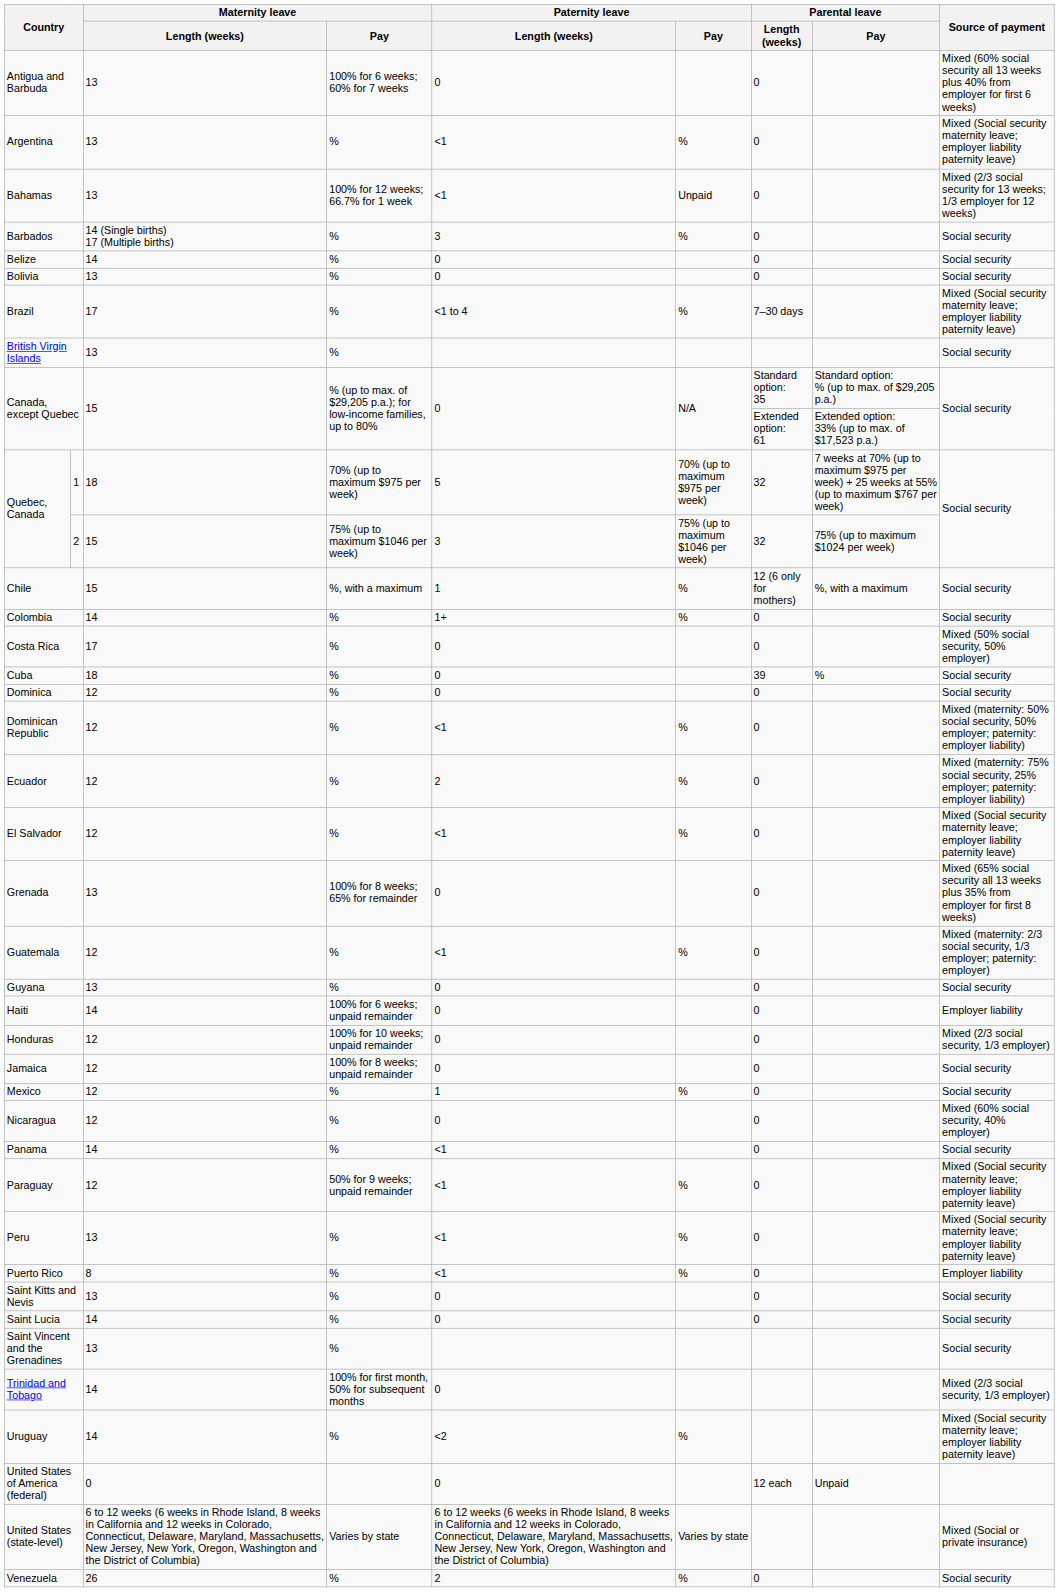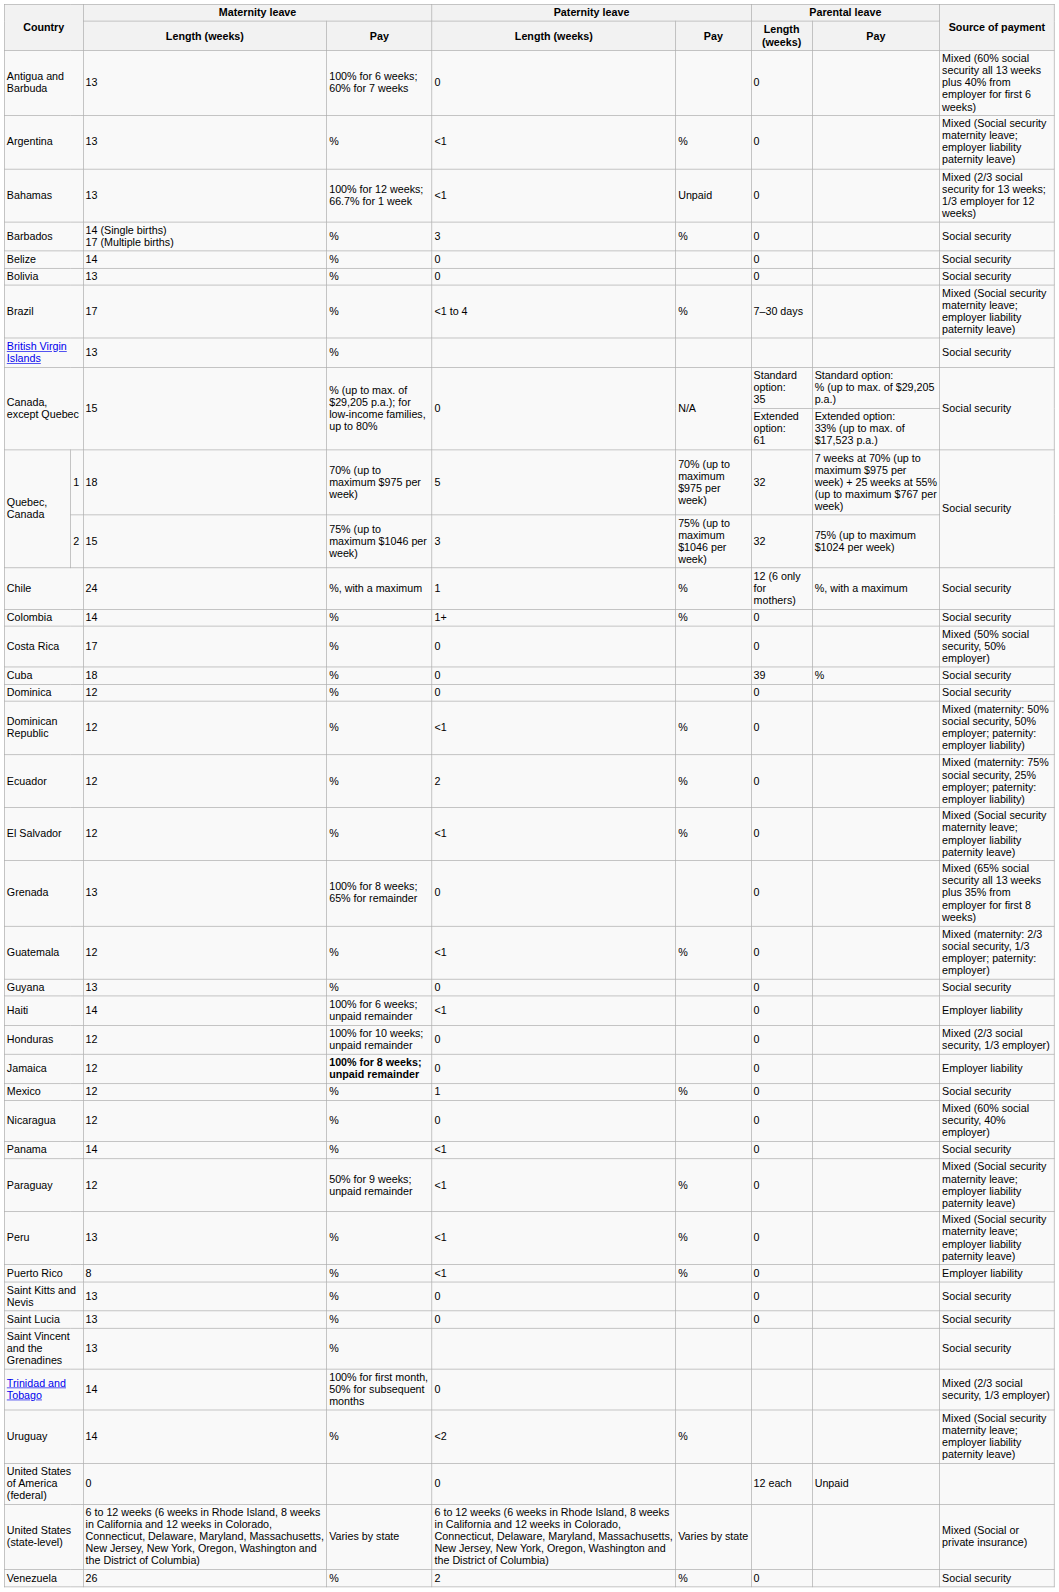(91, 588) 15 -> (91, 588) 24
(437, 1010) 0 -> (441, 1010) <1
(373, 1069) normal -> (375, 1069) bold
(977, 1069) Social security -> (982, 1069) Employer liability
(91, 1319) 14 -> (91, 1319) 13
